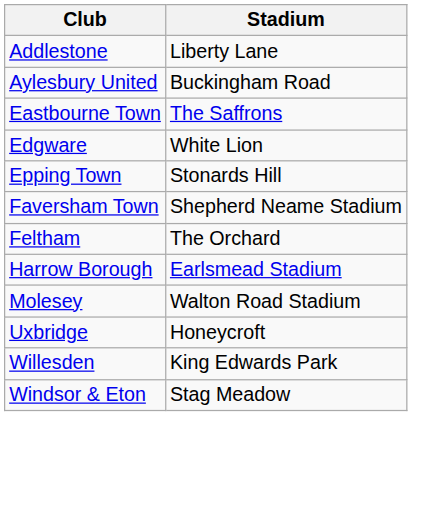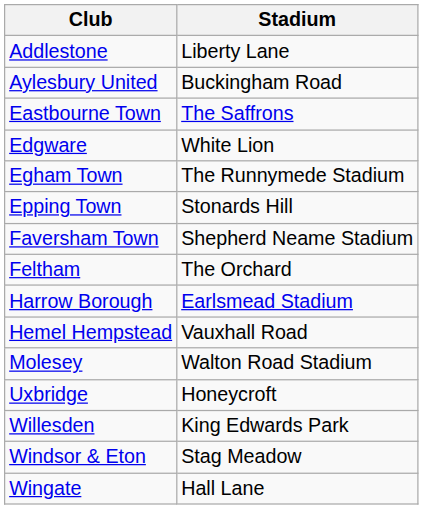+ row: (66, 176)
+ row: (91, 332)
+ row: (45, 488)
